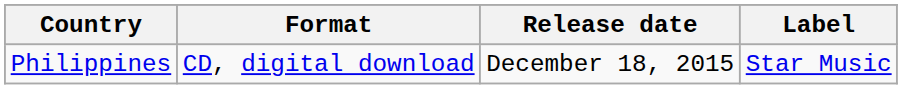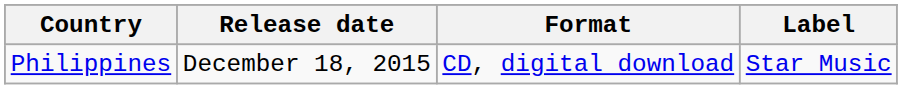columns swapped: (329, 25) <-> (610, 25)
